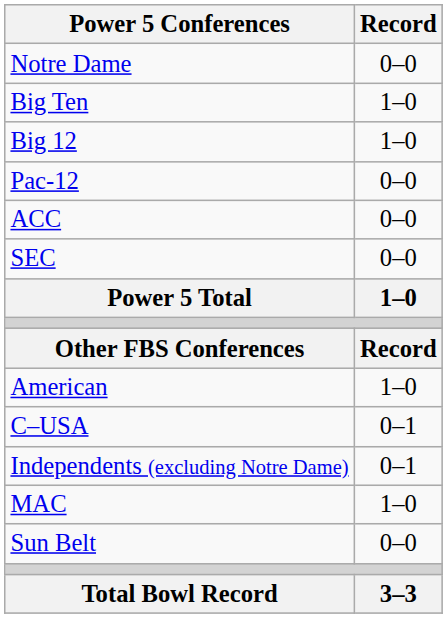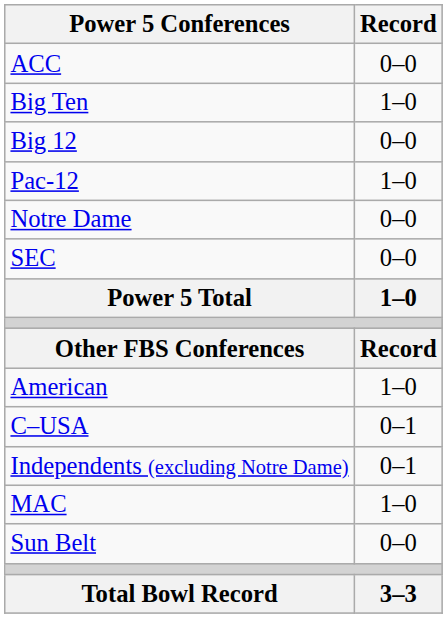rows swapped: (36, 219) <-> (71, 63)
(398, 141) 1–0 -> (398, 141) 0–0
(398, 180) 0–0 -> (398, 180) 1–0
